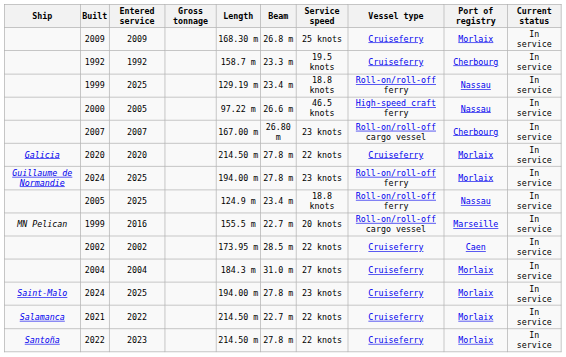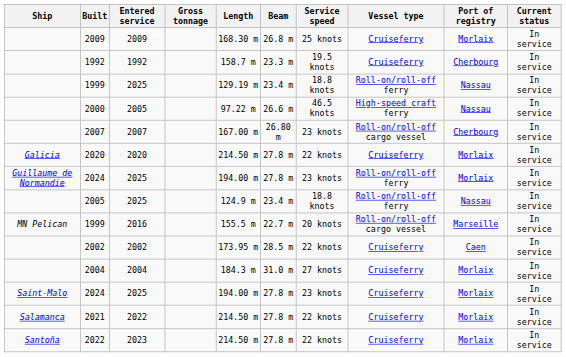(278, 317) 22.7 m -> (278, 317) 27.8 m
